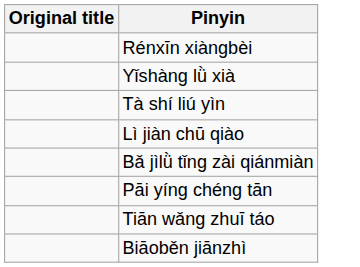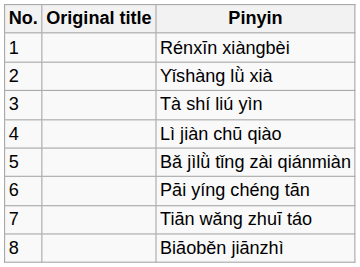+ column: (23, 18)
